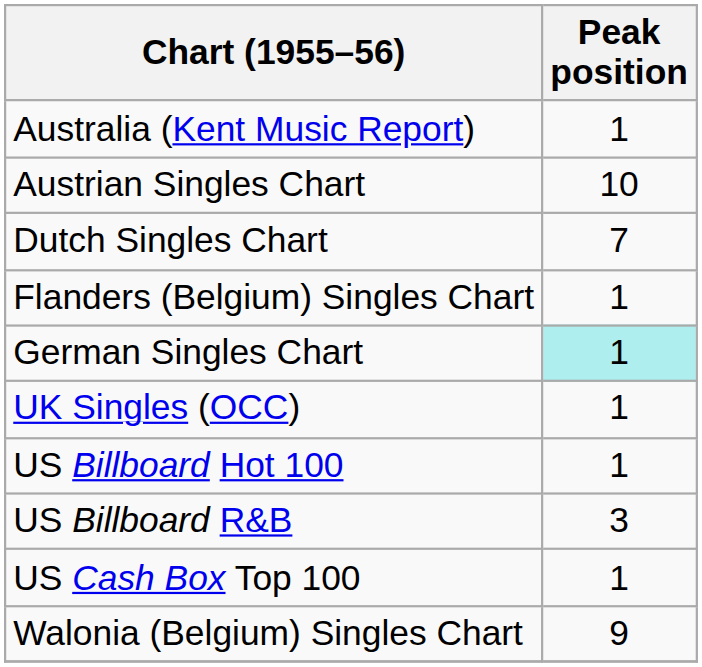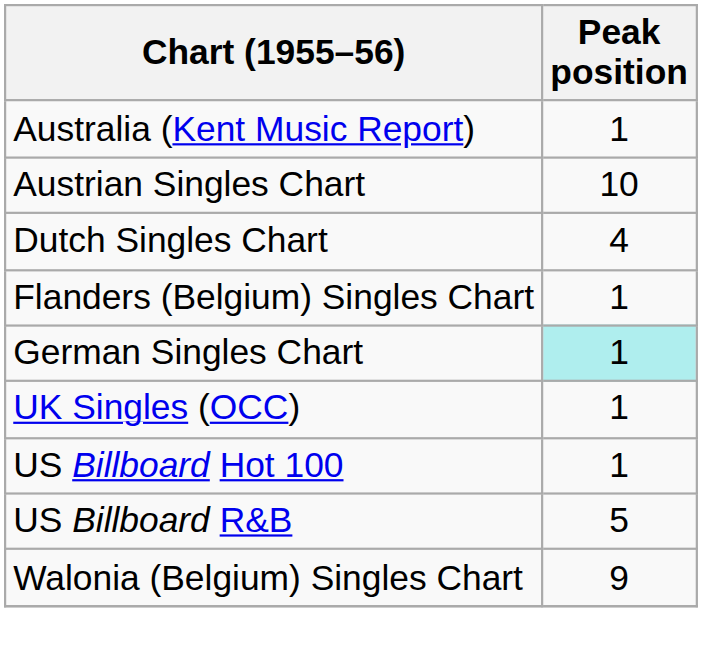(619, 240) 7 -> (619, 240) 4
(619, 520) 3 -> (619, 520) 5
- row: (187, 577)
